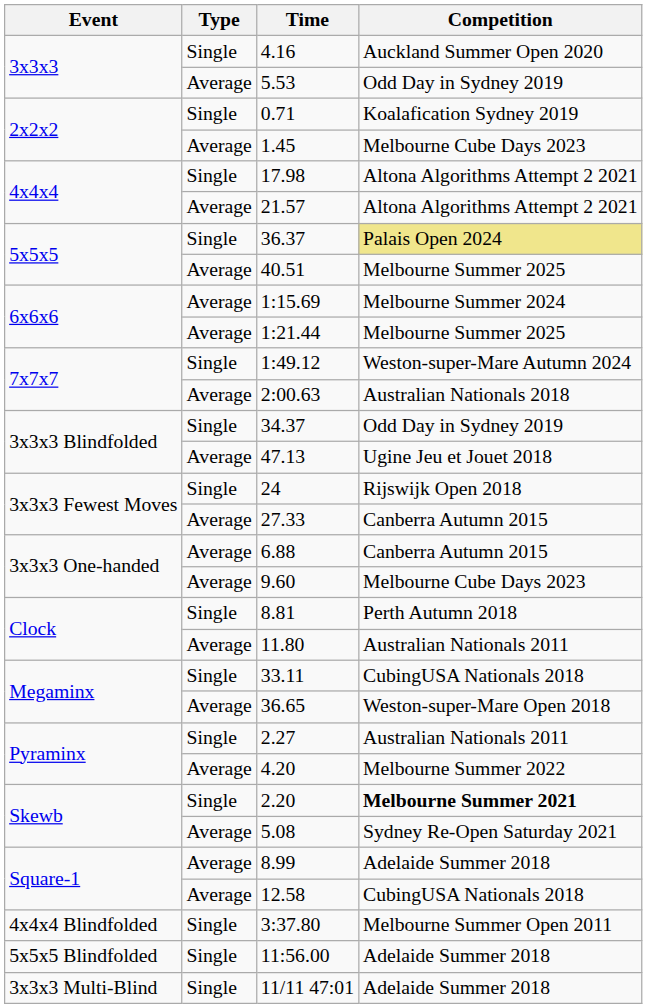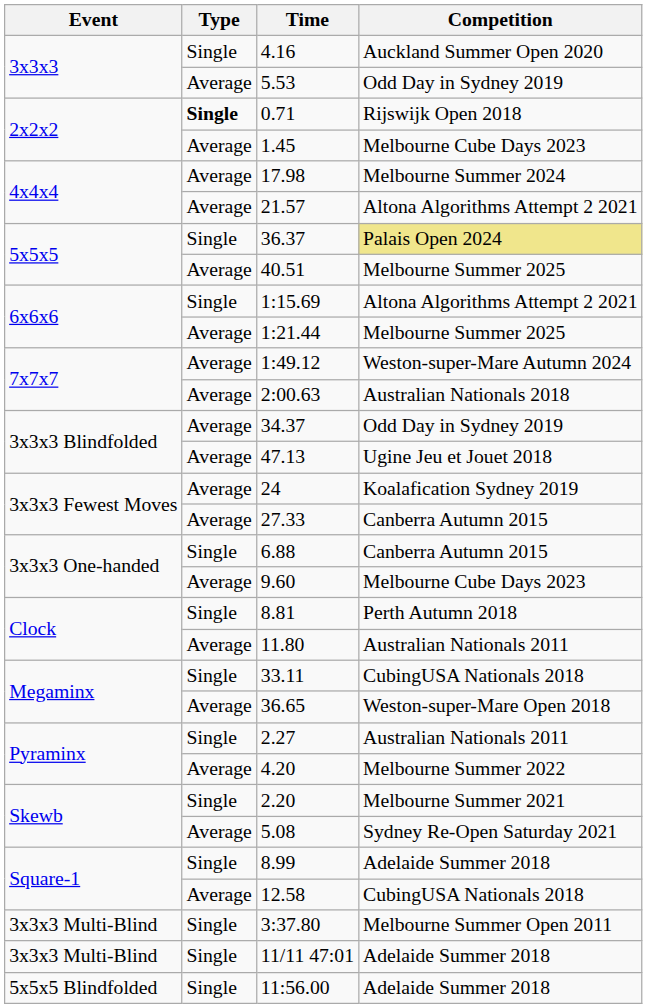(212, 113) normal -> (212, 113) bold
(471, 113) Koalafication Sydney 2019 -> (442, 113) Rijswijk Open 2018
(212, 176) Single -> (219, 176) Average
(500, 176) Altona Algorithms Attempt 2 2021 -> (464, 176) Melbourne Summer 2024
(219, 301) Average -> (212, 301) Single
(464, 301) Melbourne Summer 2024 -> (500, 301) Altona Algorithms Attempt 2 2021
(212, 363) Single -> (219, 363) Average
(212, 425) Single -> (219, 425) Average
(212, 488) Single -> (219, 488) Average
(442, 488) Rijswijk Open 2018 -> (471, 488) Koalafication Sydney 2019
(219, 550) Average -> (212, 550) Single
(470, 800) bold -> (464, 800) normal
(219, 862) Average -> (212, 862) Single
(83, 925) 4x4x4 Blindfolded -> (83, 925) 3x3x3 Multi-Blind
rows swapped: (295, 956) <-> (307, 987)
